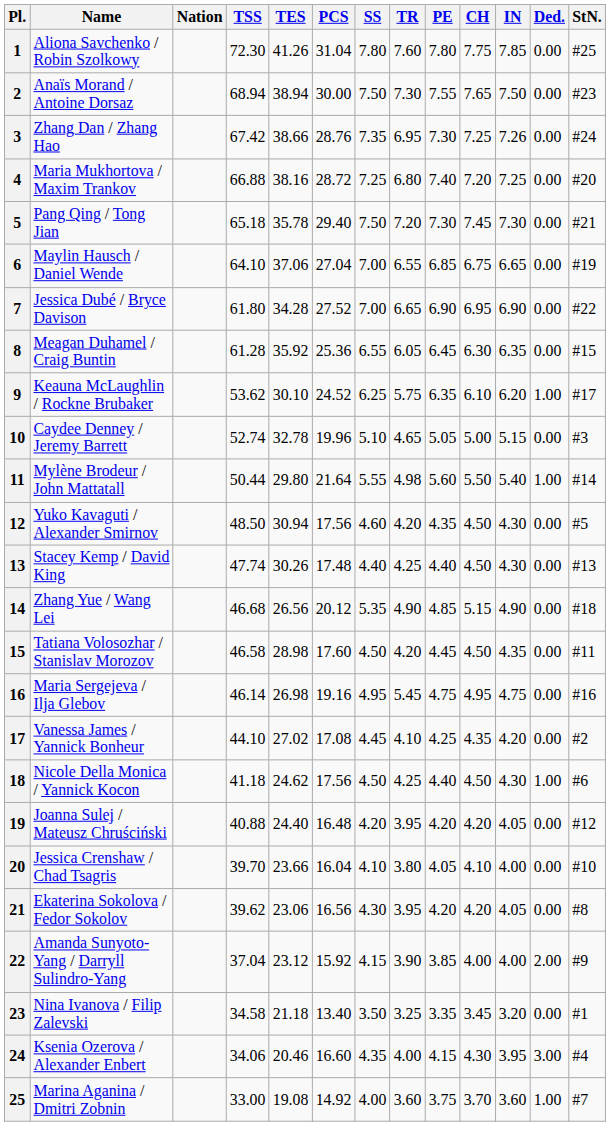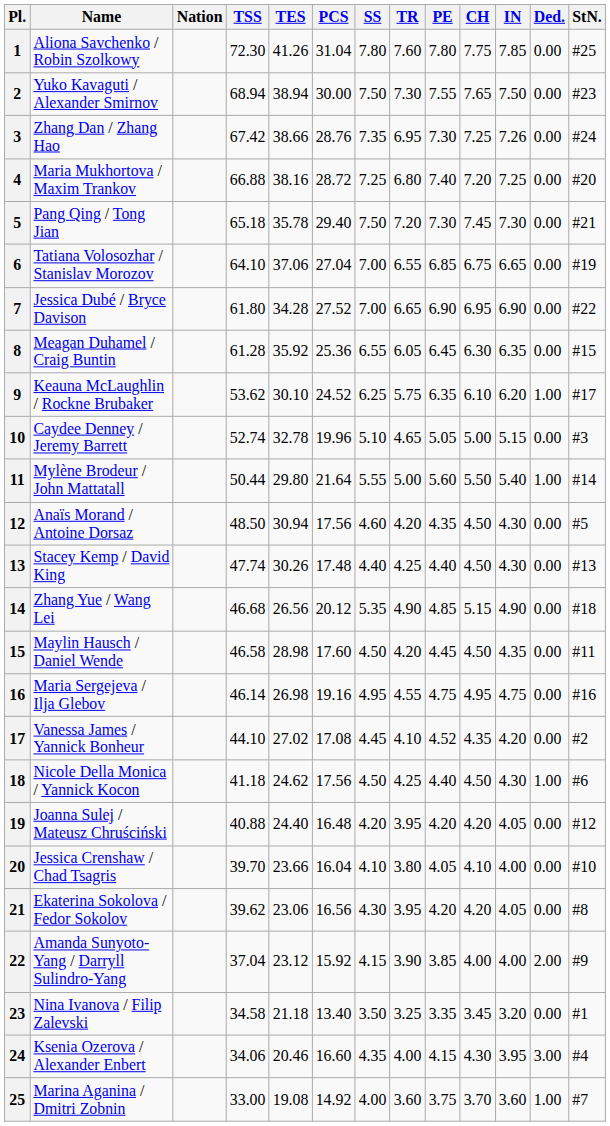(83, 94) Anaïs Morand / Antoine Dorsaz -> (96, 94) Yuko Kavaguti / Alexander Smirnov
(86, 265) Maylin Hausch / Daniel Wende -> (98, 265) Tatiana Volosozhar / Stanislav Morozov
(408, 480) 4.98 -> (408, 480) 5.00
(96, 523) Yuko Kavaguti / Alexander Smirnov -> (83, 523) Anaïs Morand / Antoine Dorsaz
(98, 652) Tatiana Volosozhar / Stanislav Morozov -> (86, 652) Maylin Hausch / Daniel Wende
(408, 695) 5.45 -> (408, 695) 4.55
(443, 738) 4.25 -> (443, 738) 4.52
